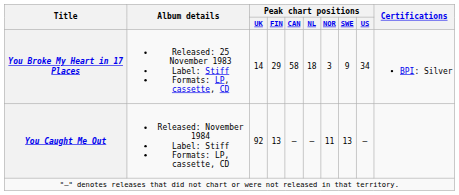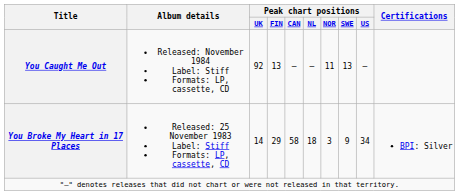rows swapped: (66, 66) <-> (66, 141)
